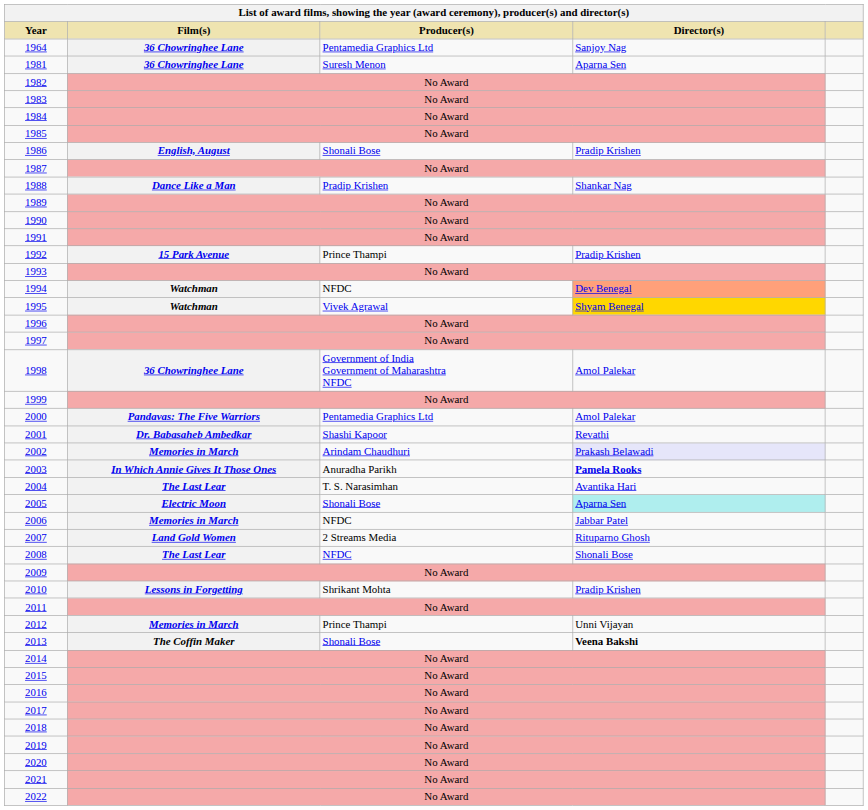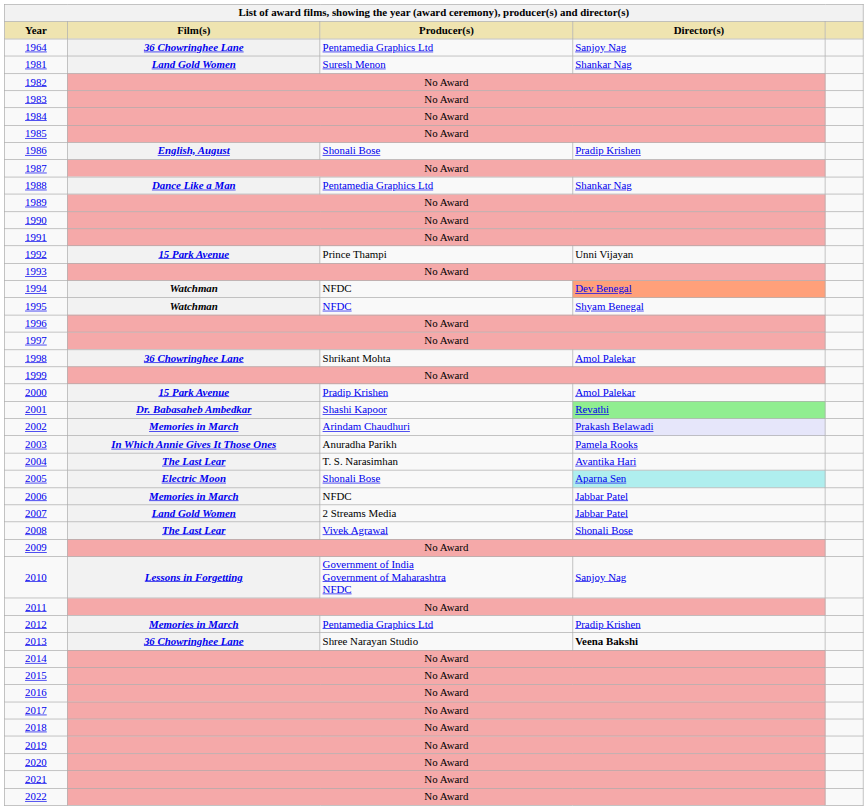(194, 64) 36 Chowringhee Lane -> (194, 64) Land Gold Women
(601, 64) Aparna Sen -> (603, 64) Shankar Nag
(355, 185) Pradip Krishen -> (378, 185) Pentamedia Graphics Ltd
(608, 254) Pradip Krishen -> (604, 254) Unni Vijayan
(355, 306) Vivek Agrawal -> (337, 306) NFDC
(609, 306) gold background -> (609, 306) no background
(384, 370) Government of India Government of Maharashtra NFDC -> (357, 358) Shrikant Mohta
(194, 417) Pandavas: The Five Warriors -> (194, 392) 15 Park Avenue
(378, 417) Pentamedia Graphics Ltd -> (355, 392) Pradip Krishen
(592, 434) no background -> (592, 409) lightgreen background
(608, 468) bold -> (606, 444) normal
(613, 538) Rituparno Ghosh -> (602, 513) Jabbar Patel
(337, 555) NFDC -> (355, 530) Vivek Agrawal
(357, 589) Shrikant Mohta -> (384, 577) Government of India Government of Maharashtra NFDC
(608, 589) Pradip Krishen -> (601, 577) Sanjoy Nag
(355, 624) Prince Thampi -> (378, 624) Pentamedia Graphics Ltd
(604, 624) Unni Vijayan -> (608, 624) Pradip Krishen
(194, 641) The Coffin Maker -> (194, 641) 36 Chowringhee Lane
(351, 641) Shonali Bose -> (370, 641) Shree Narayan Studio
